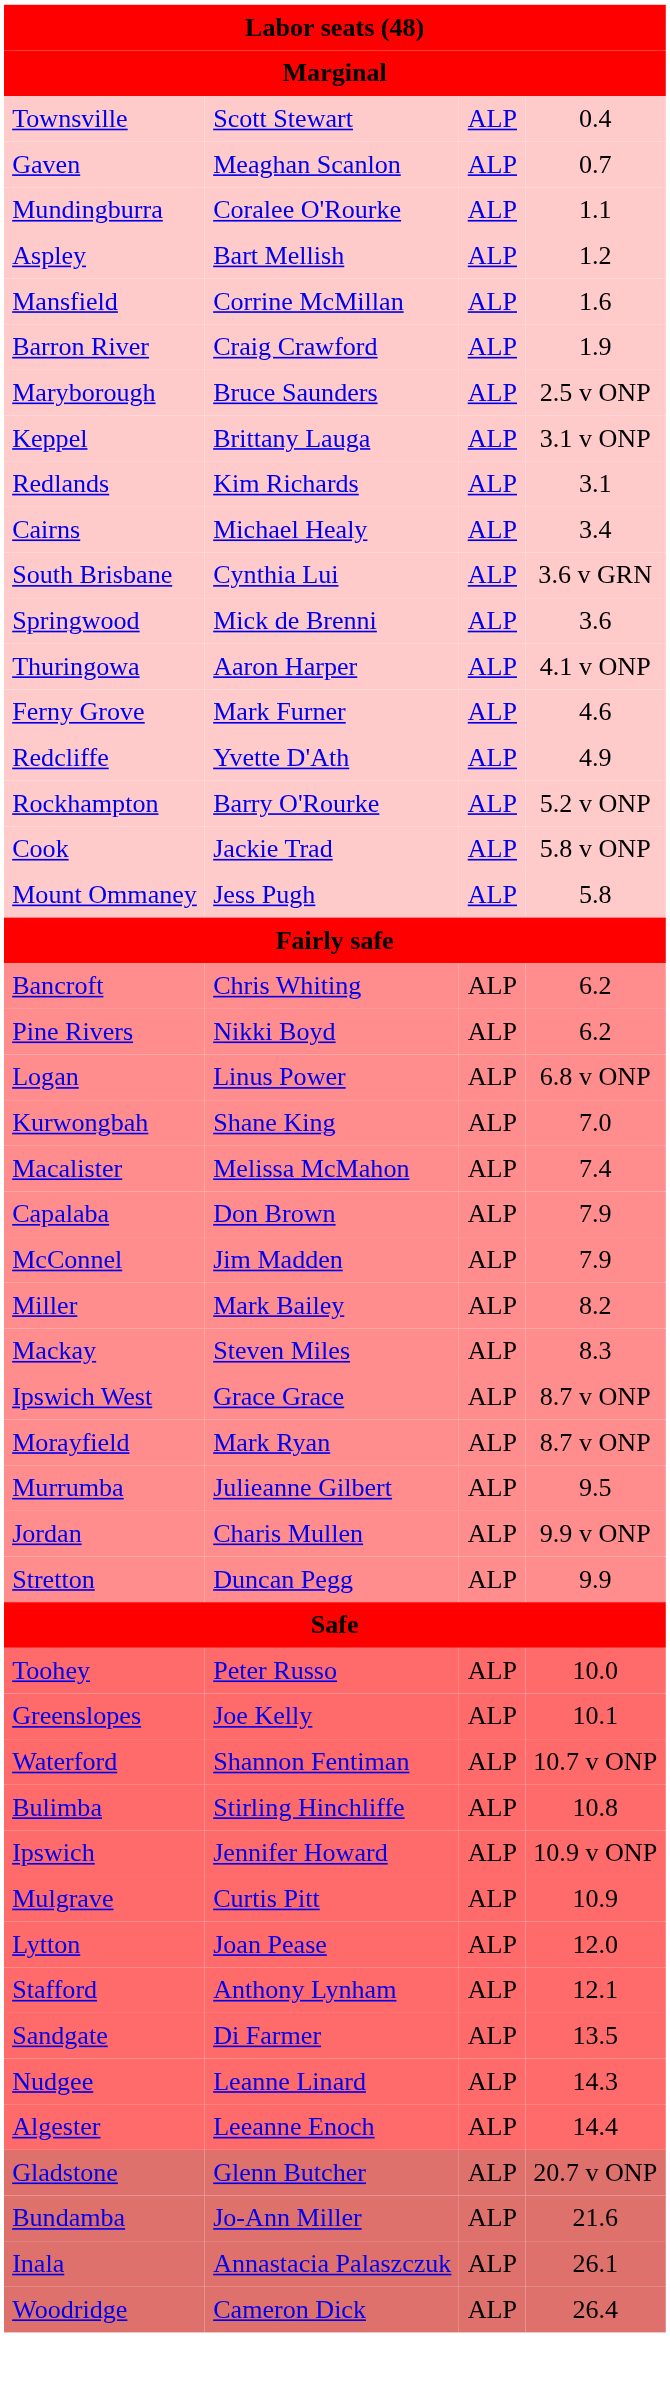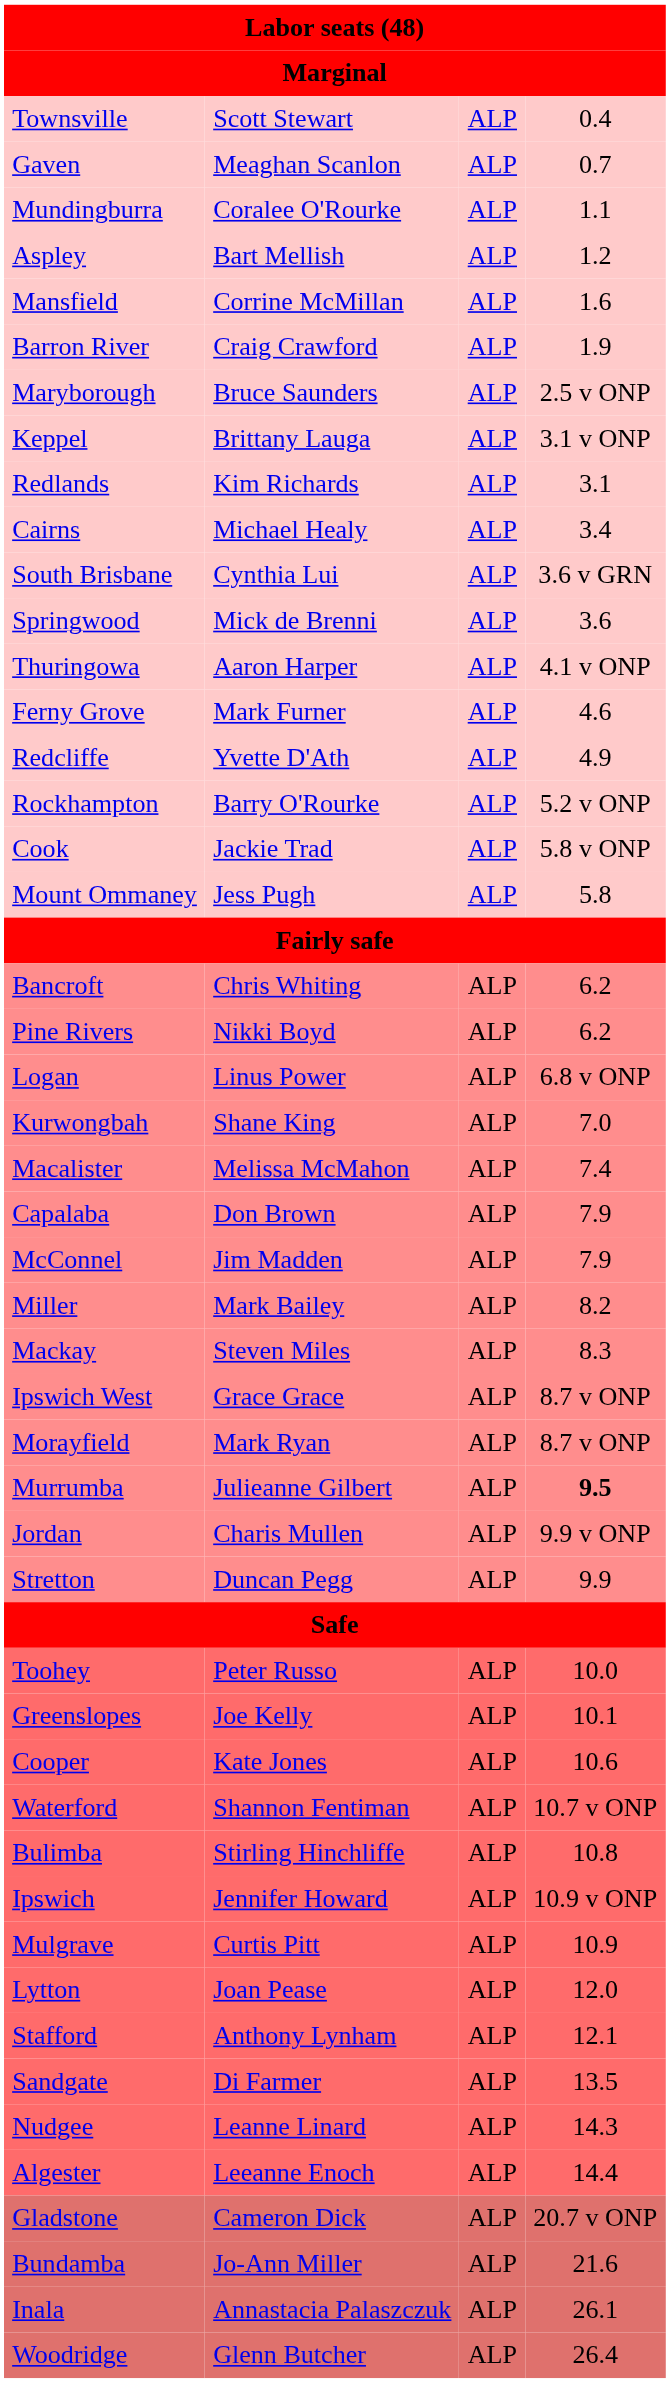(595, 1488) normal -> (595, 1488) bold
+ row: (51, 1762)
(290, 2173) Glenn Butcher -> (290, 2218) Cameron Dick
(290, 2309) Cameron Dick -> (290, 2355) Glenn Butcher
